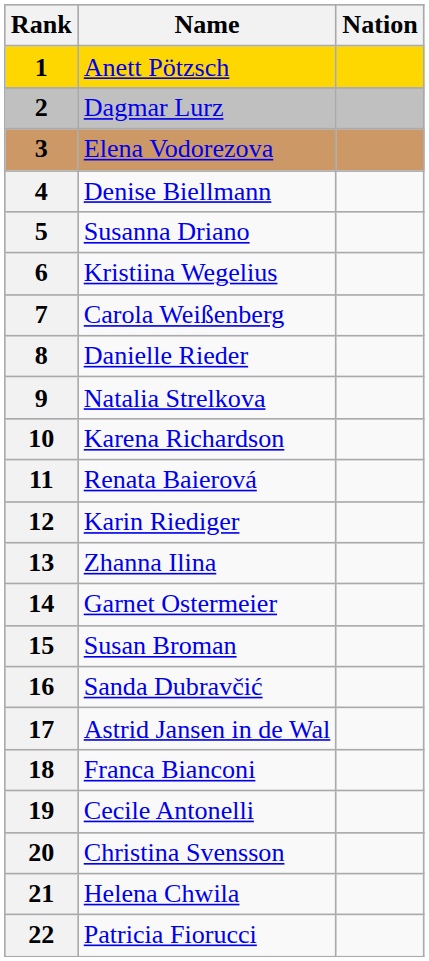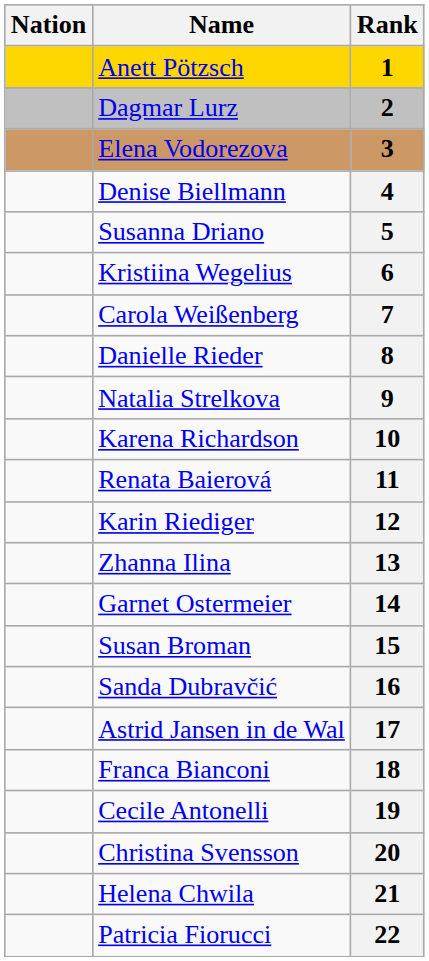columns swapped: (41, 25) <-> (380, 25)
